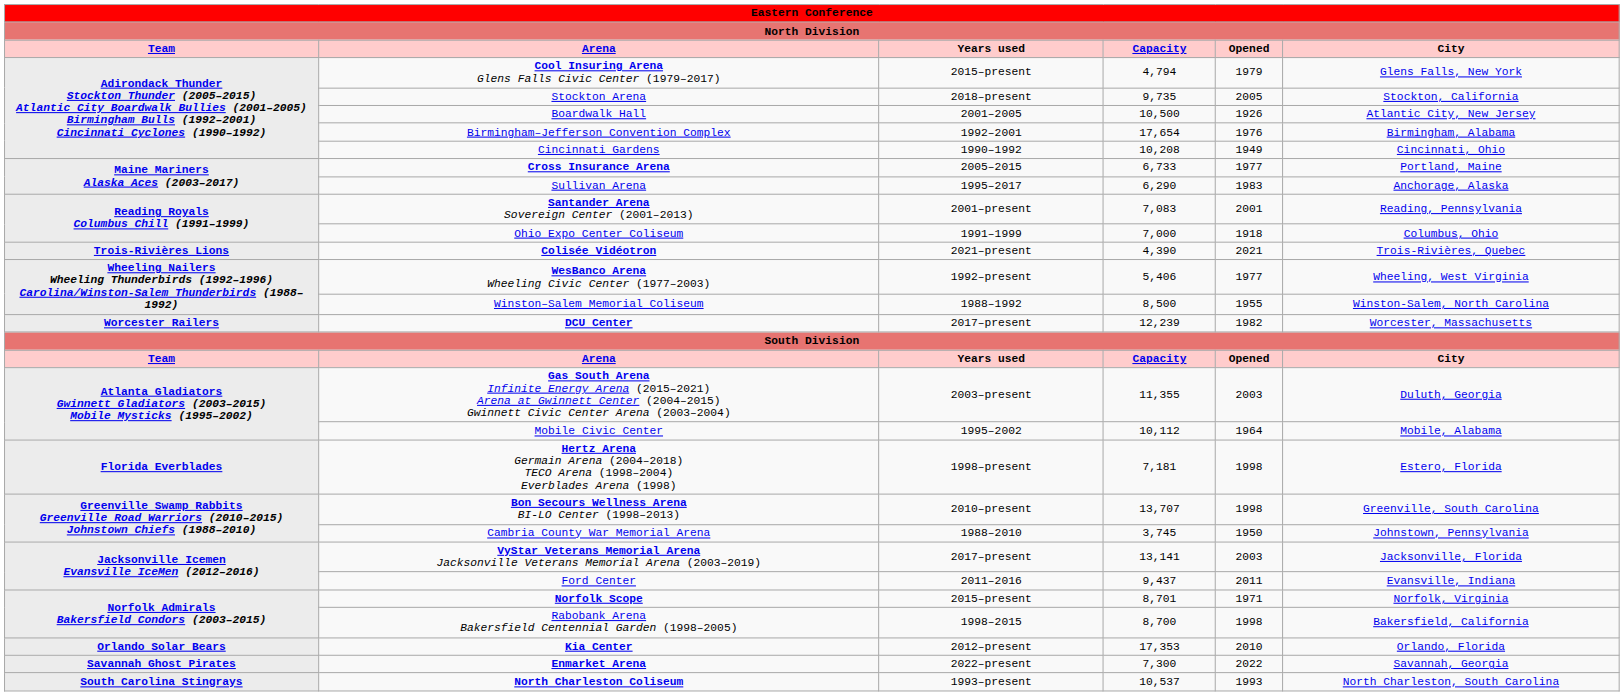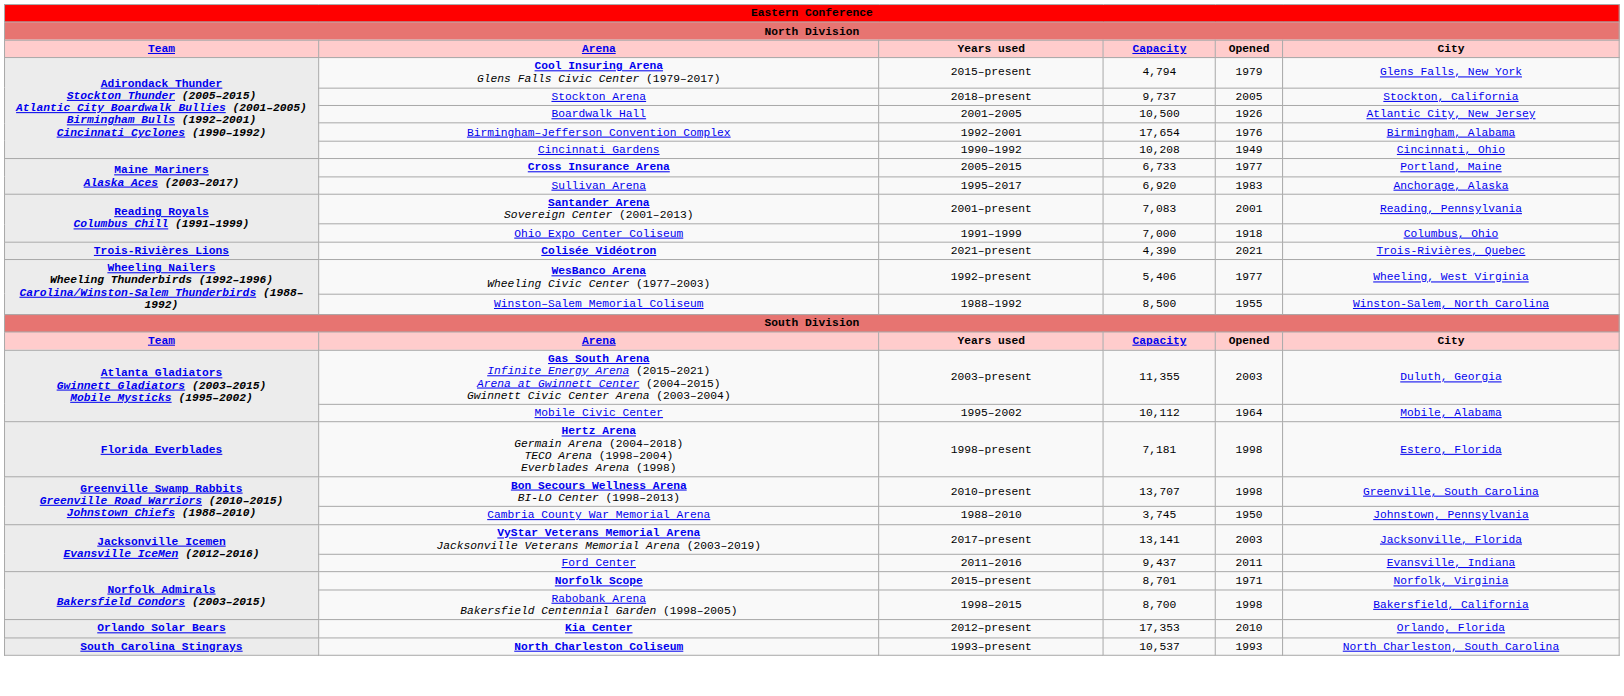(1159, 97) 9,735 -> (1159, 97) 9,737
(1159, 185) 6,290 -> (1159, 185) 6,920
- row: (599, 323)
- row: (599, 664)
